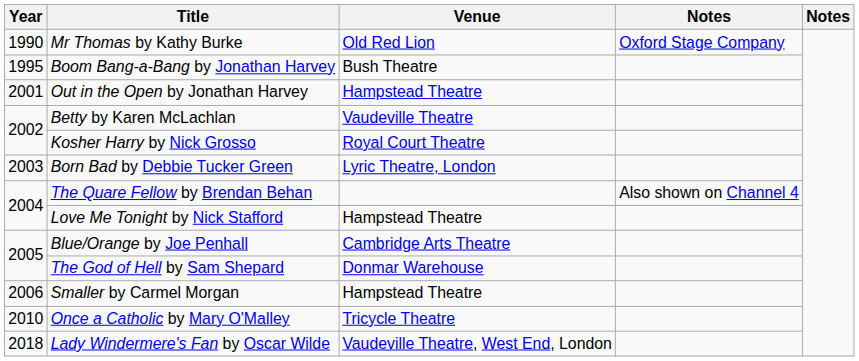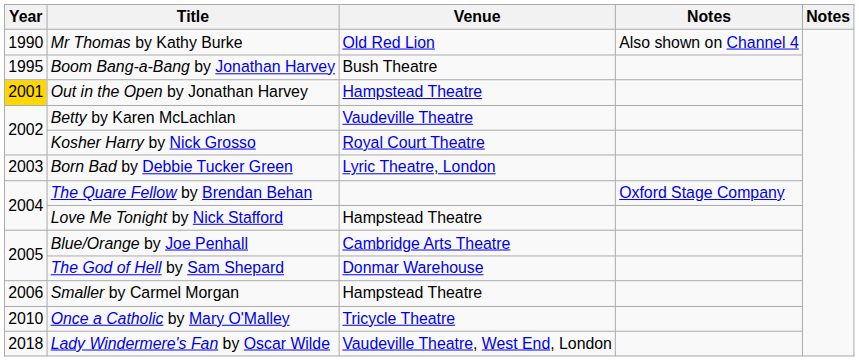(702, 42) Oxford Stage Company -> (709, 42) Also shown on Channel 4
(26, 92) no background -> (26, 92) gold background
(709, 192) Also shown on Channel 4 -> (702, 192) Oxford Stage Company
